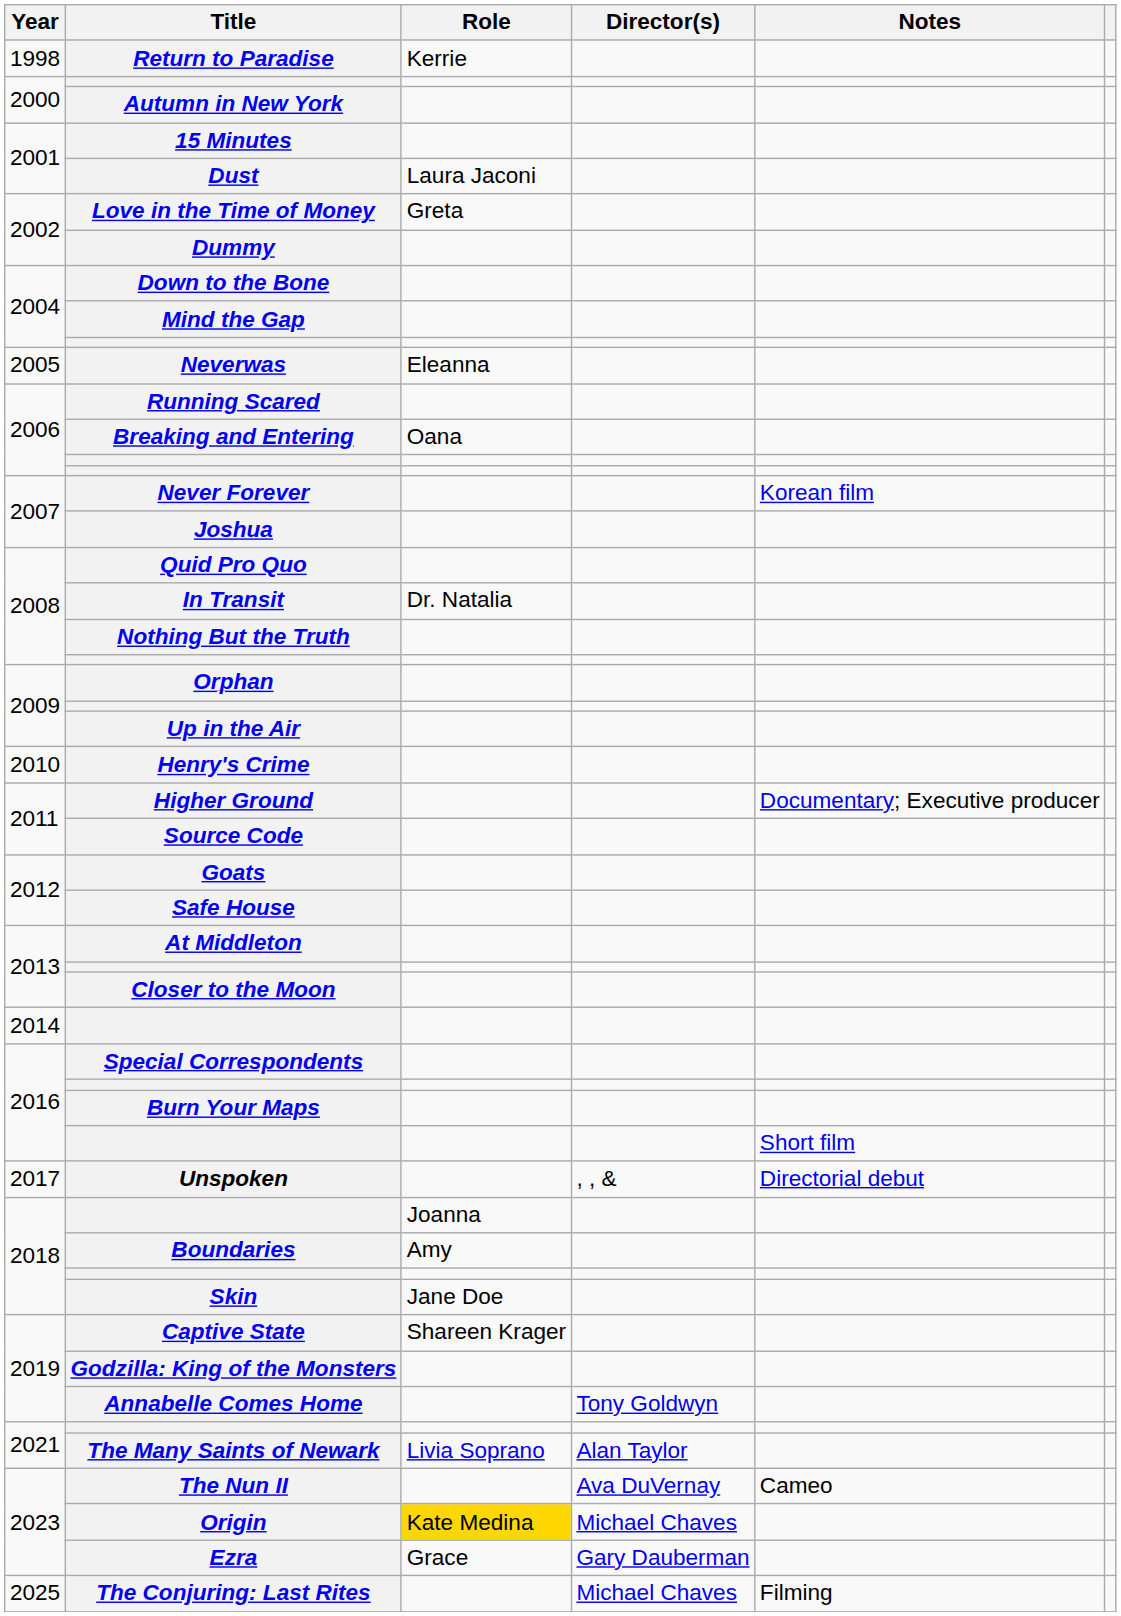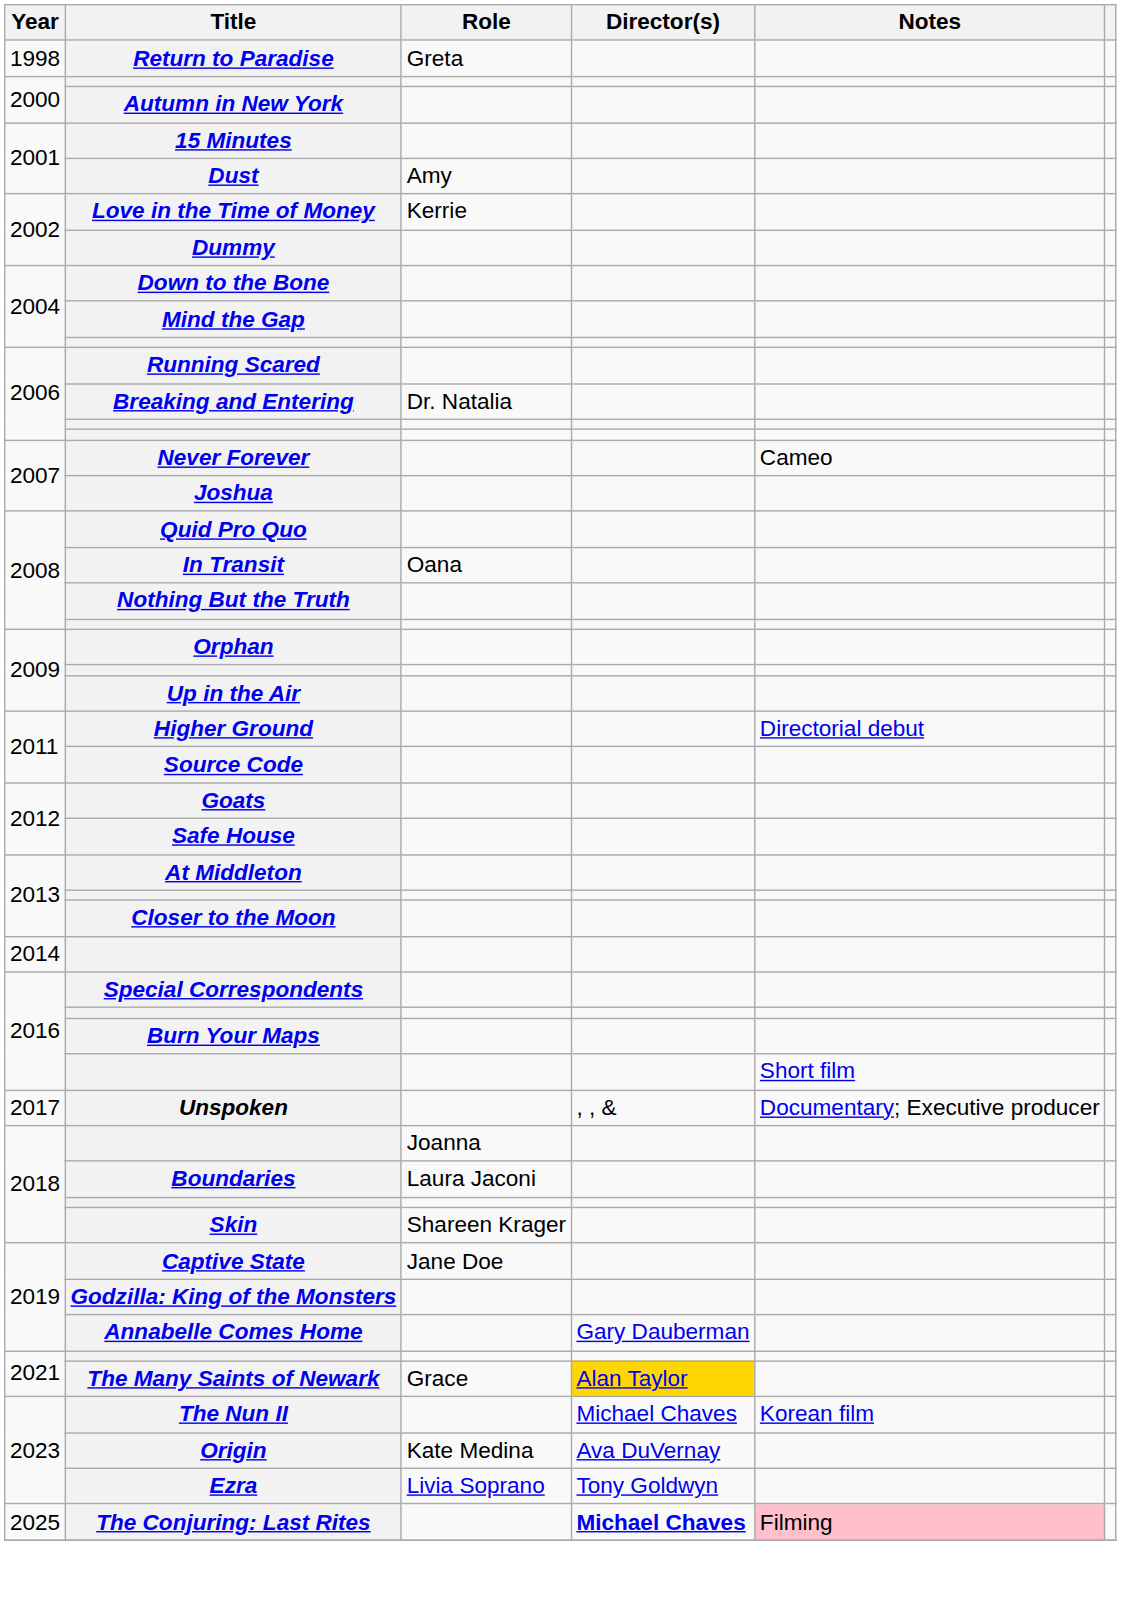(437, 58) Kerrie -> (435, 58) Greta
(471, 175) Laura Jaconi -> (429, 175) Amy
(435, 211) Greta -> (437, 211) Kerrie
- row: (35, 365)
(434, 436) Oana -> (459, 400) Dr. Natalia
(817, 493) Korean film -> (796, 457) Cameo
(459, 600) Dr. Natalia -> (434, 564) Oana
- row: (35, 764)
(930, 800) Documentary; Executive producer -> (842, 728) Directorial debut
(842, 1178) Directorial debut -> (930, 1107) Documentary; Executive producer
(429, 1250) Amy -> (471, 1178) Laura Jaconi
(455, 1296) Jane Doe -> (486, 1225) Shareen Krager
(486, 1332) Shareen Krager -> (455, 1260) Jane Doe
(647, 1404) Tony Goldwyn -> (663, 1332) Gary Dauberman
(476, 1450) Livia Soprano -> (437, 1378) Grace
(632, 1450) no background -> (632, 1378) gold background
(648, 1485) Ava DuVernay -> (657, 1414) Michael Chaves
(796, 1485) Cameo -> (817, 1414) Korean film
(470, 1521) gold background -> (470, 1450) no background
(657, 1521) Michael Chaves -> (648, 1450) Ava DuVernay
(437, 1557) Grace -> (476, 1485) Livia Soprano
(663, 1557) Gary Dauberman -> (647, 1485) Tony Goldwyn
(657, 1593) normal -> (661, 1521) bold
(796, 1593) no background -> (796, 1521) pink background
